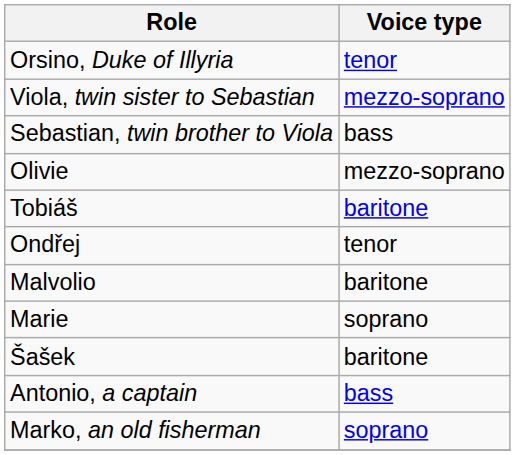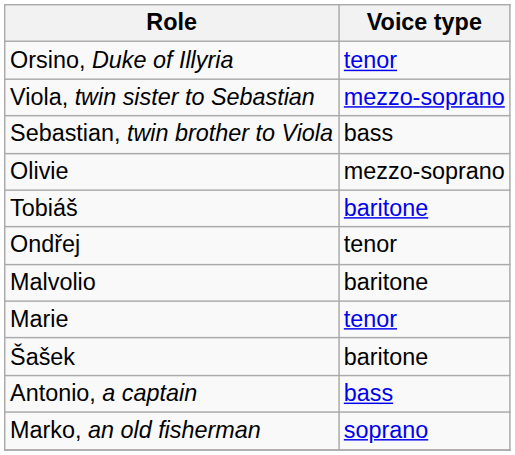(386, 319) soprano -> (370, 319) tenor
